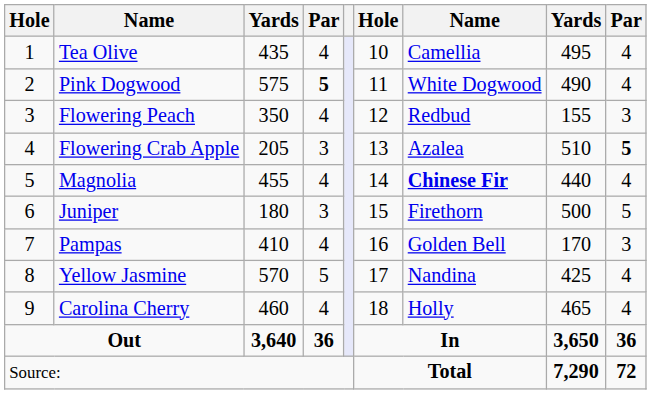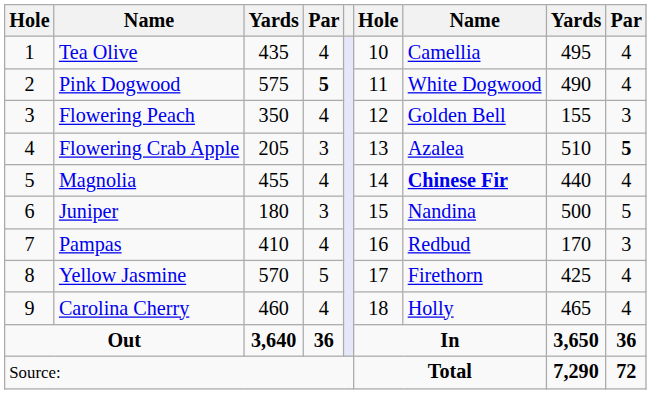(439, 116) Redbud -> (457, 116) Golden Bell
(445, 212) Firethorn -> (442, 212) Nandina
(457, 244) Golden Bell -> (439, 244) Redbud
(442, 276) Nandina -> (445, 276) Firethorn
